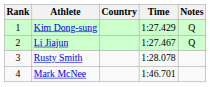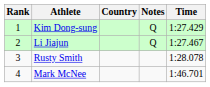columns swapped: (158, 12) <-> (192, 12)
